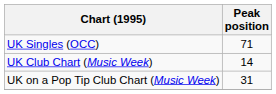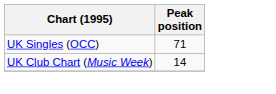- row: (113, 80)
